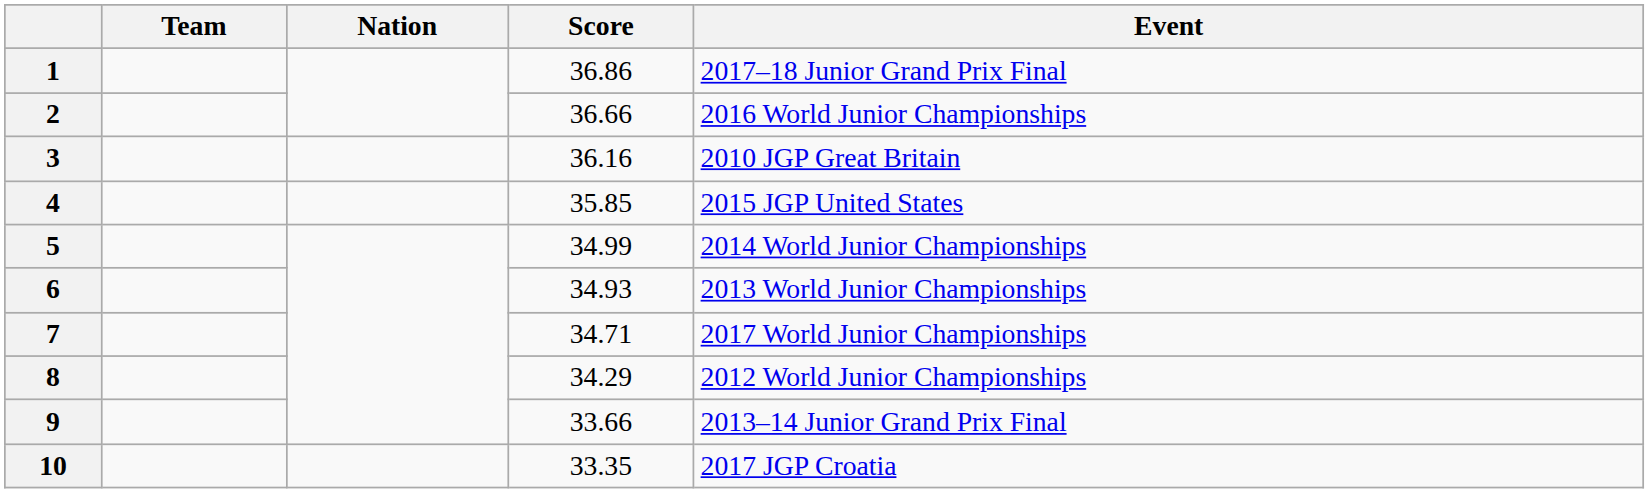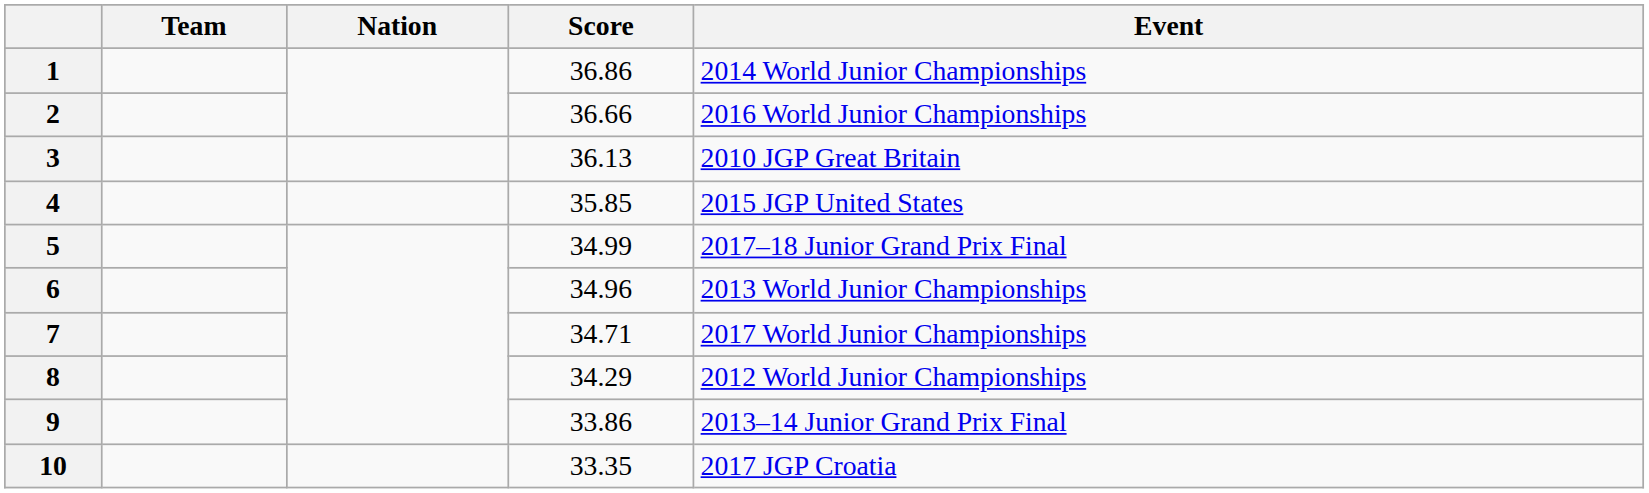(884, 70) 2017–18 Junior Grand Prix Final -> (893, 70) 2014 World Junior Championships
(601, 158) 36.16 -> (601, 158) 36.13
(893, 245) 2014 World Junior Championships -> (884, 245) 2017–18 Junior Grand Prix Final
(601, 289) 34.93 -> (601, 289) 34.96
(601, 421) 33.66 -> (601, 421) 33.86
